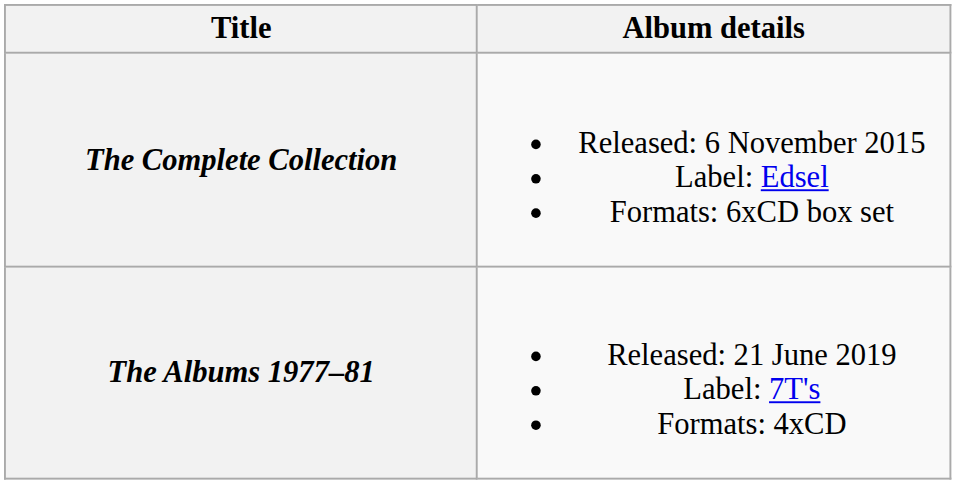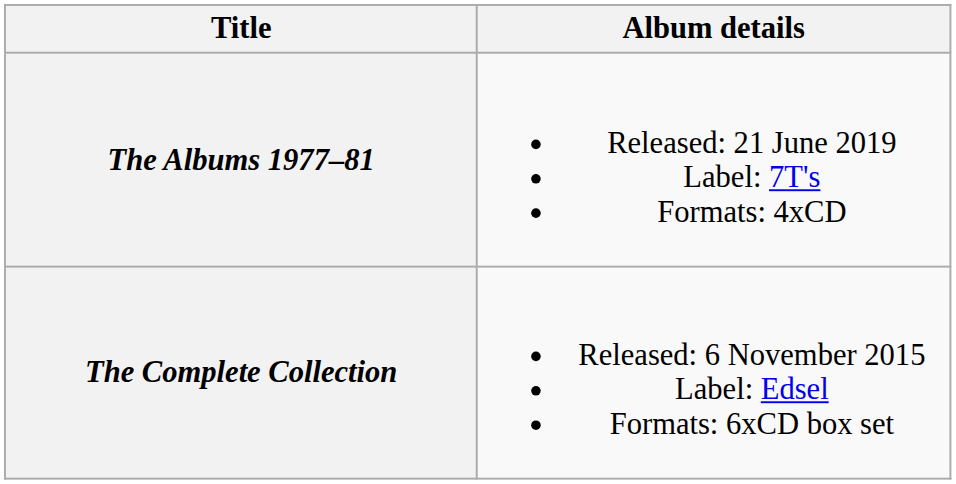rows swapped: (241, 159) <-> (241, 372)
